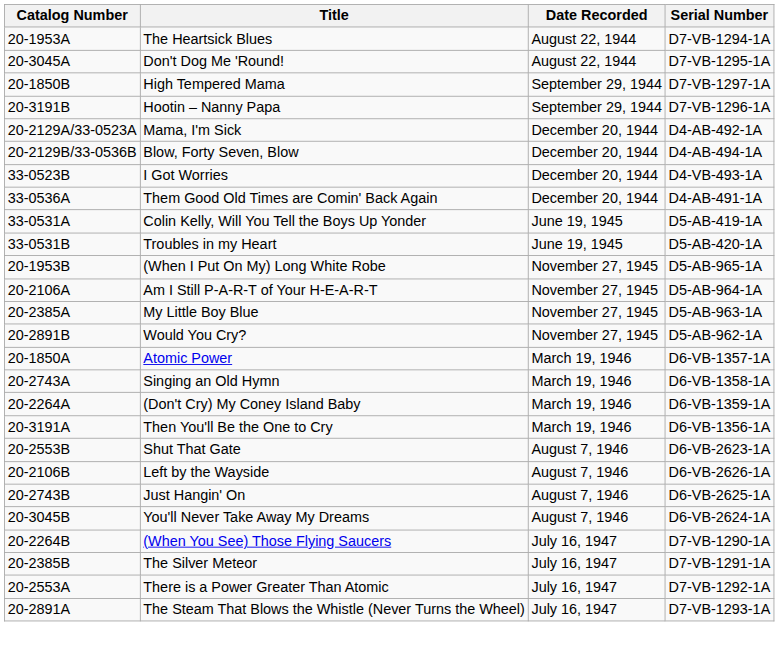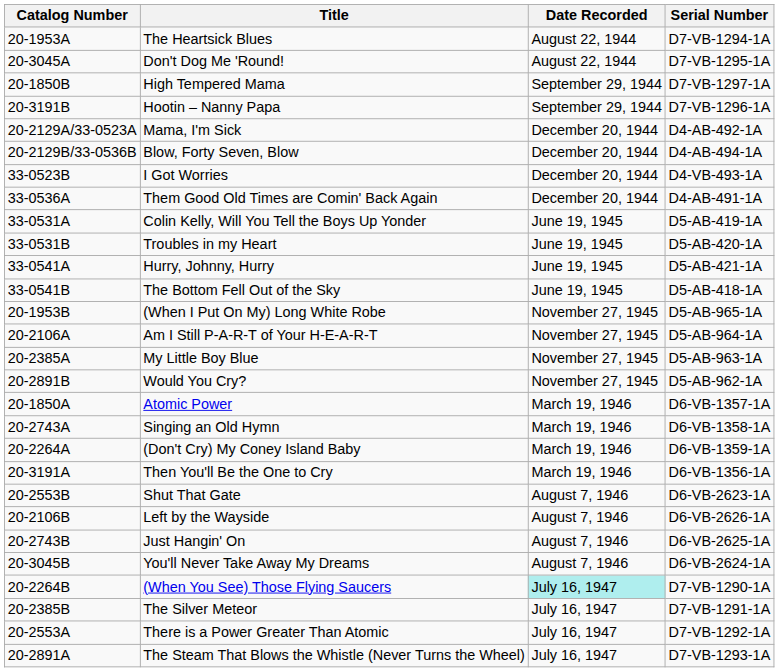+ row: (209, 267)
+ row: (242, 289)
(574, 541) no background -> (574, 586) paleturquoise background
